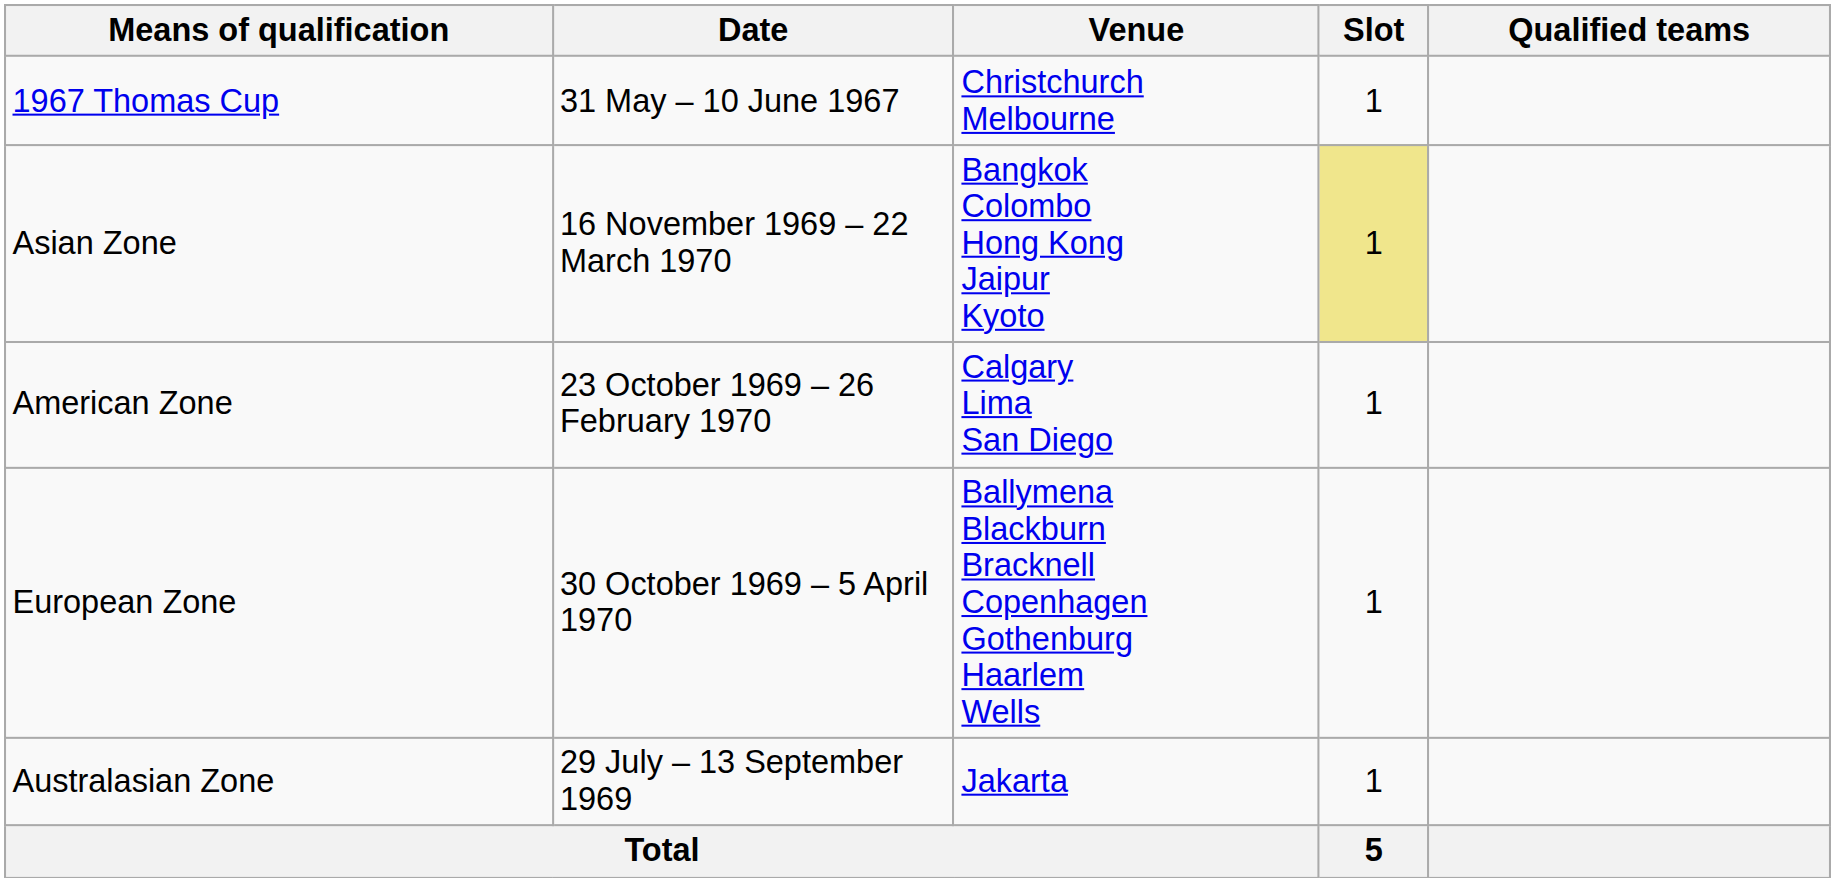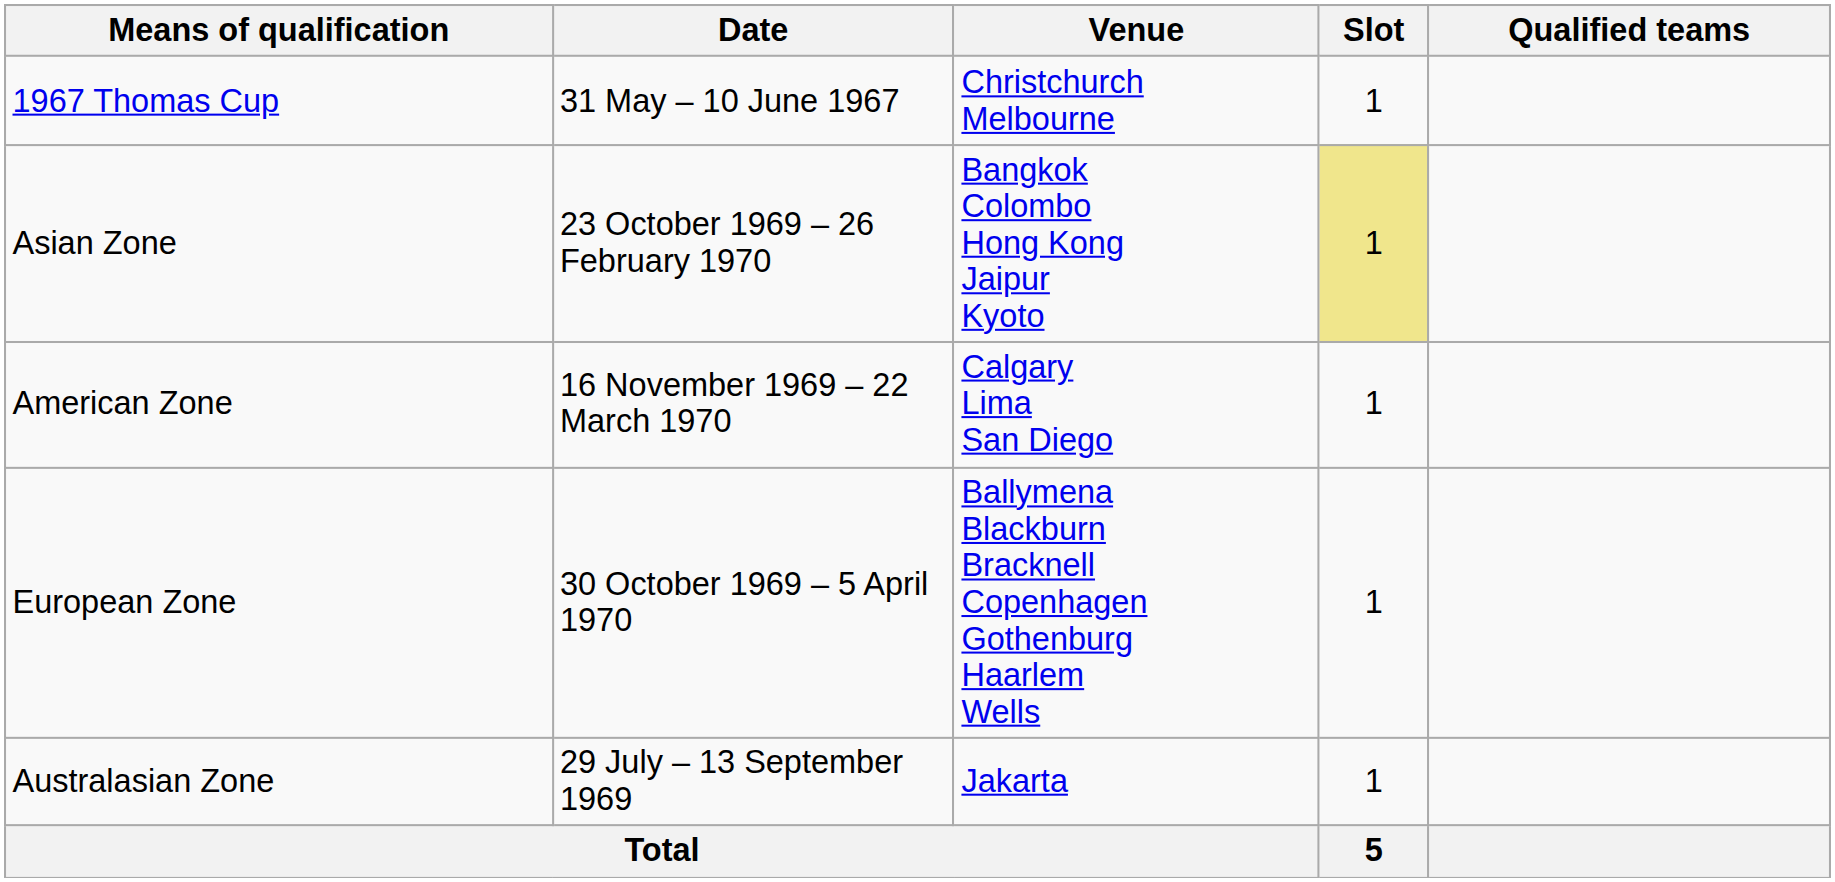(734, 242) 16 November 1969 – 22 March 1970 -> (717, 242) 23 October 1969 – 26 February 1970
(717, 404) 23 October 1969 – 26 February 1970 -> (734, 404) 16 November 1969 – 22 March 1970
